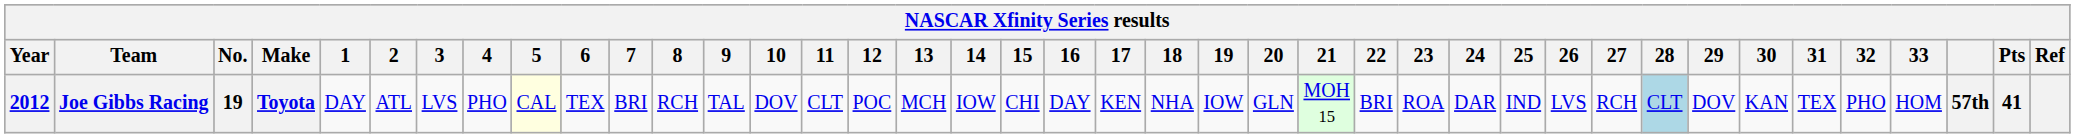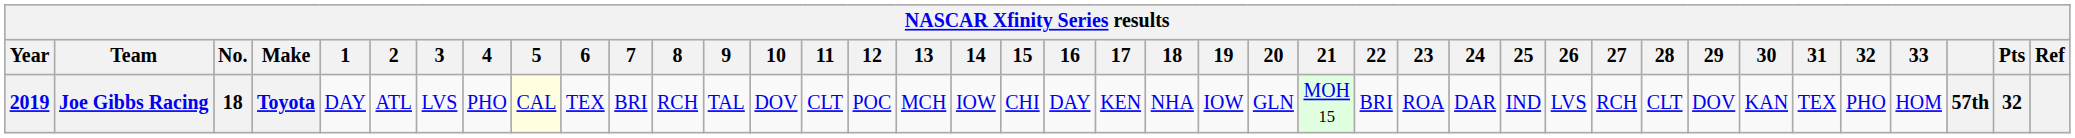(30, 103) 2012 -> (30, 103) 2019
(233, 103) 19 -> (233, 103) 18
(1665, 103) lightblue background -> (1665, 103) no background
(2012, 103) 41 -> (2012, 103) 32
